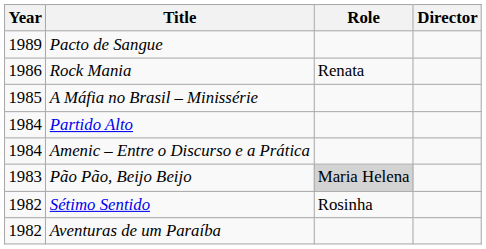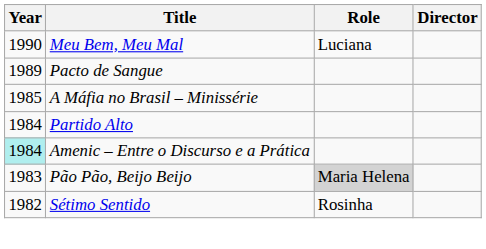+ row: (116, 44)
- row: (91, 71)
(25, 151) no background -> (25, 151) paleturquoise background
- row: (135, 230)
